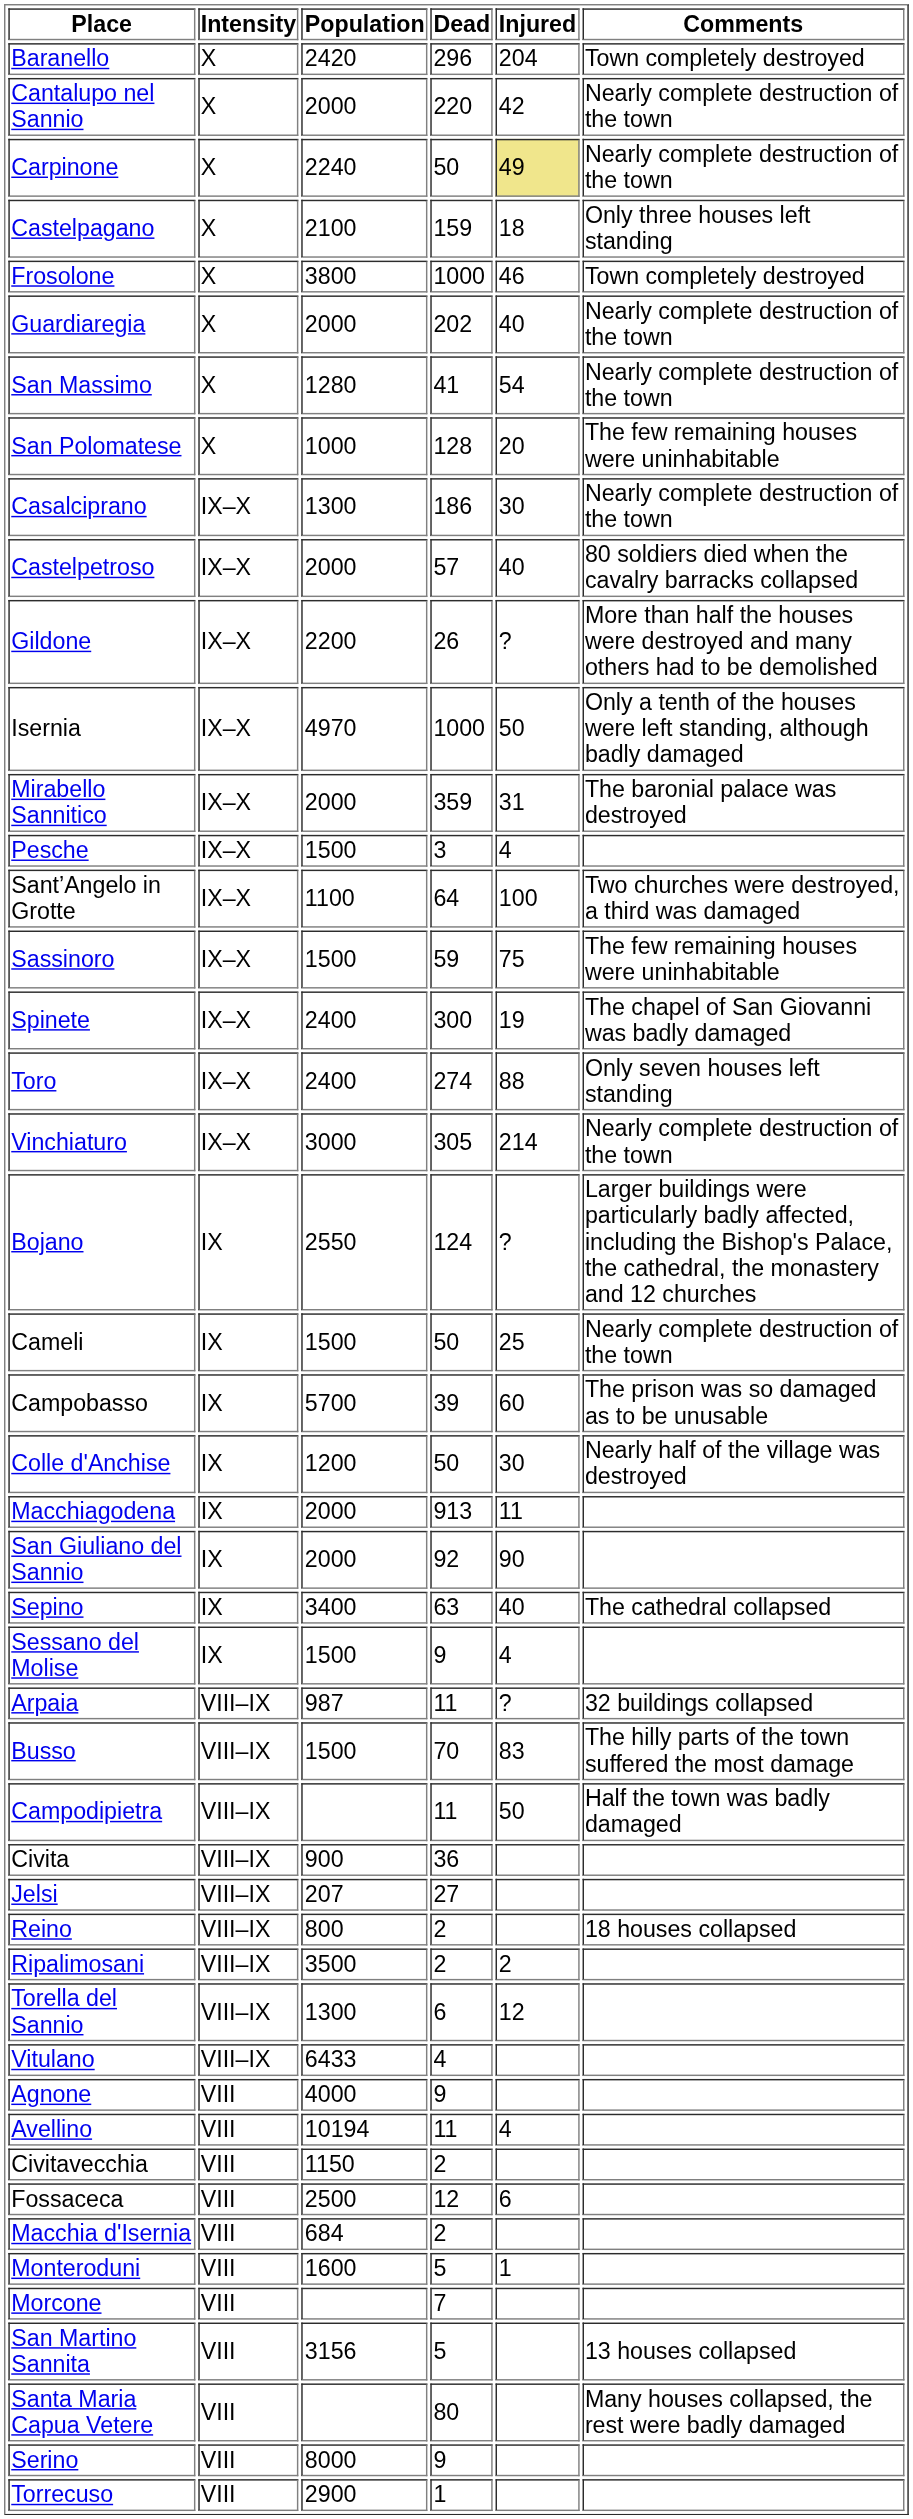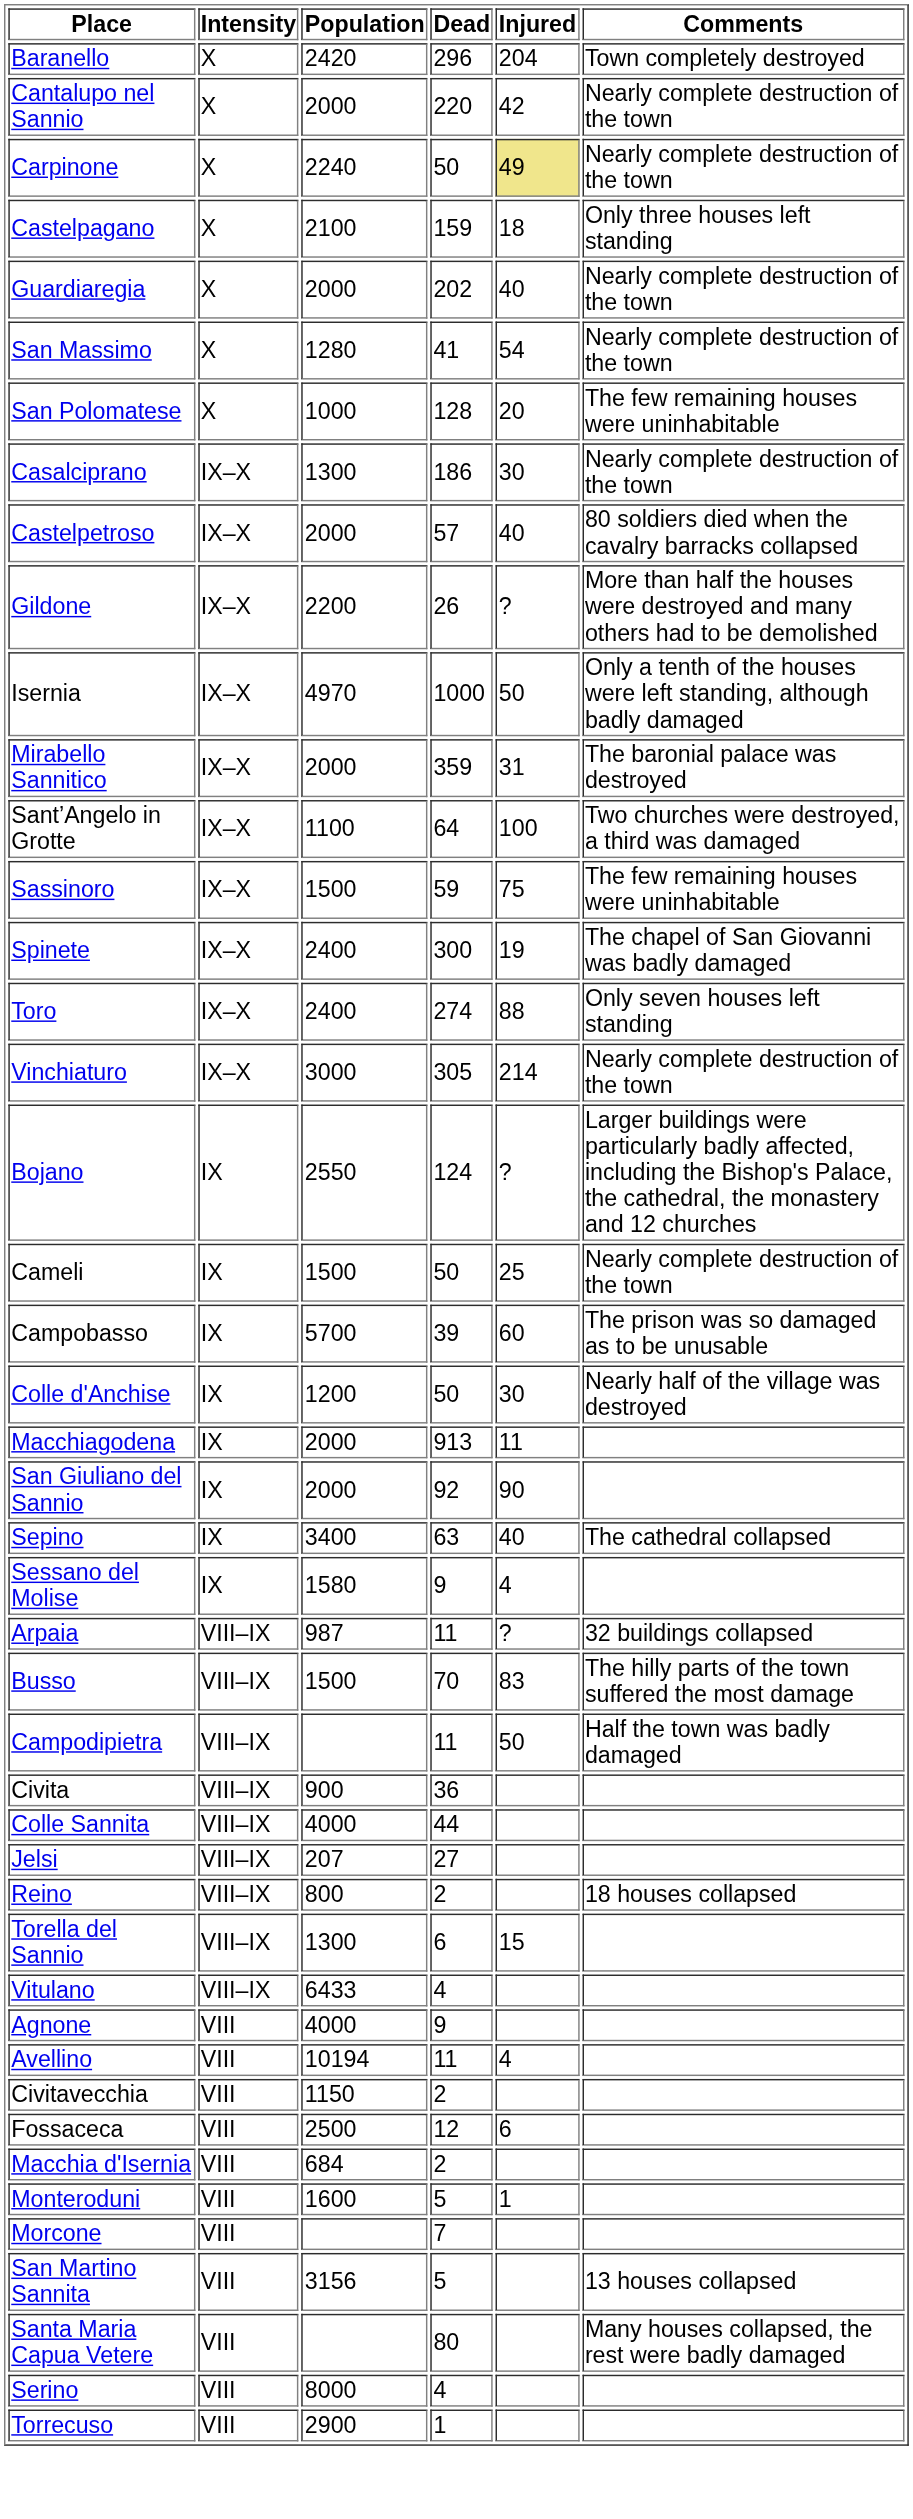- row: (63, 276)
- row: (50, 850)
(331, 1655) 1500 -> (331, 1585) 1580
+ row: (80, 1824)
- row: (78, 1964)
(512, 2012) 12 -> (512, 1942) 15
(440, 2460) 9 -> (440, 2390) 4
